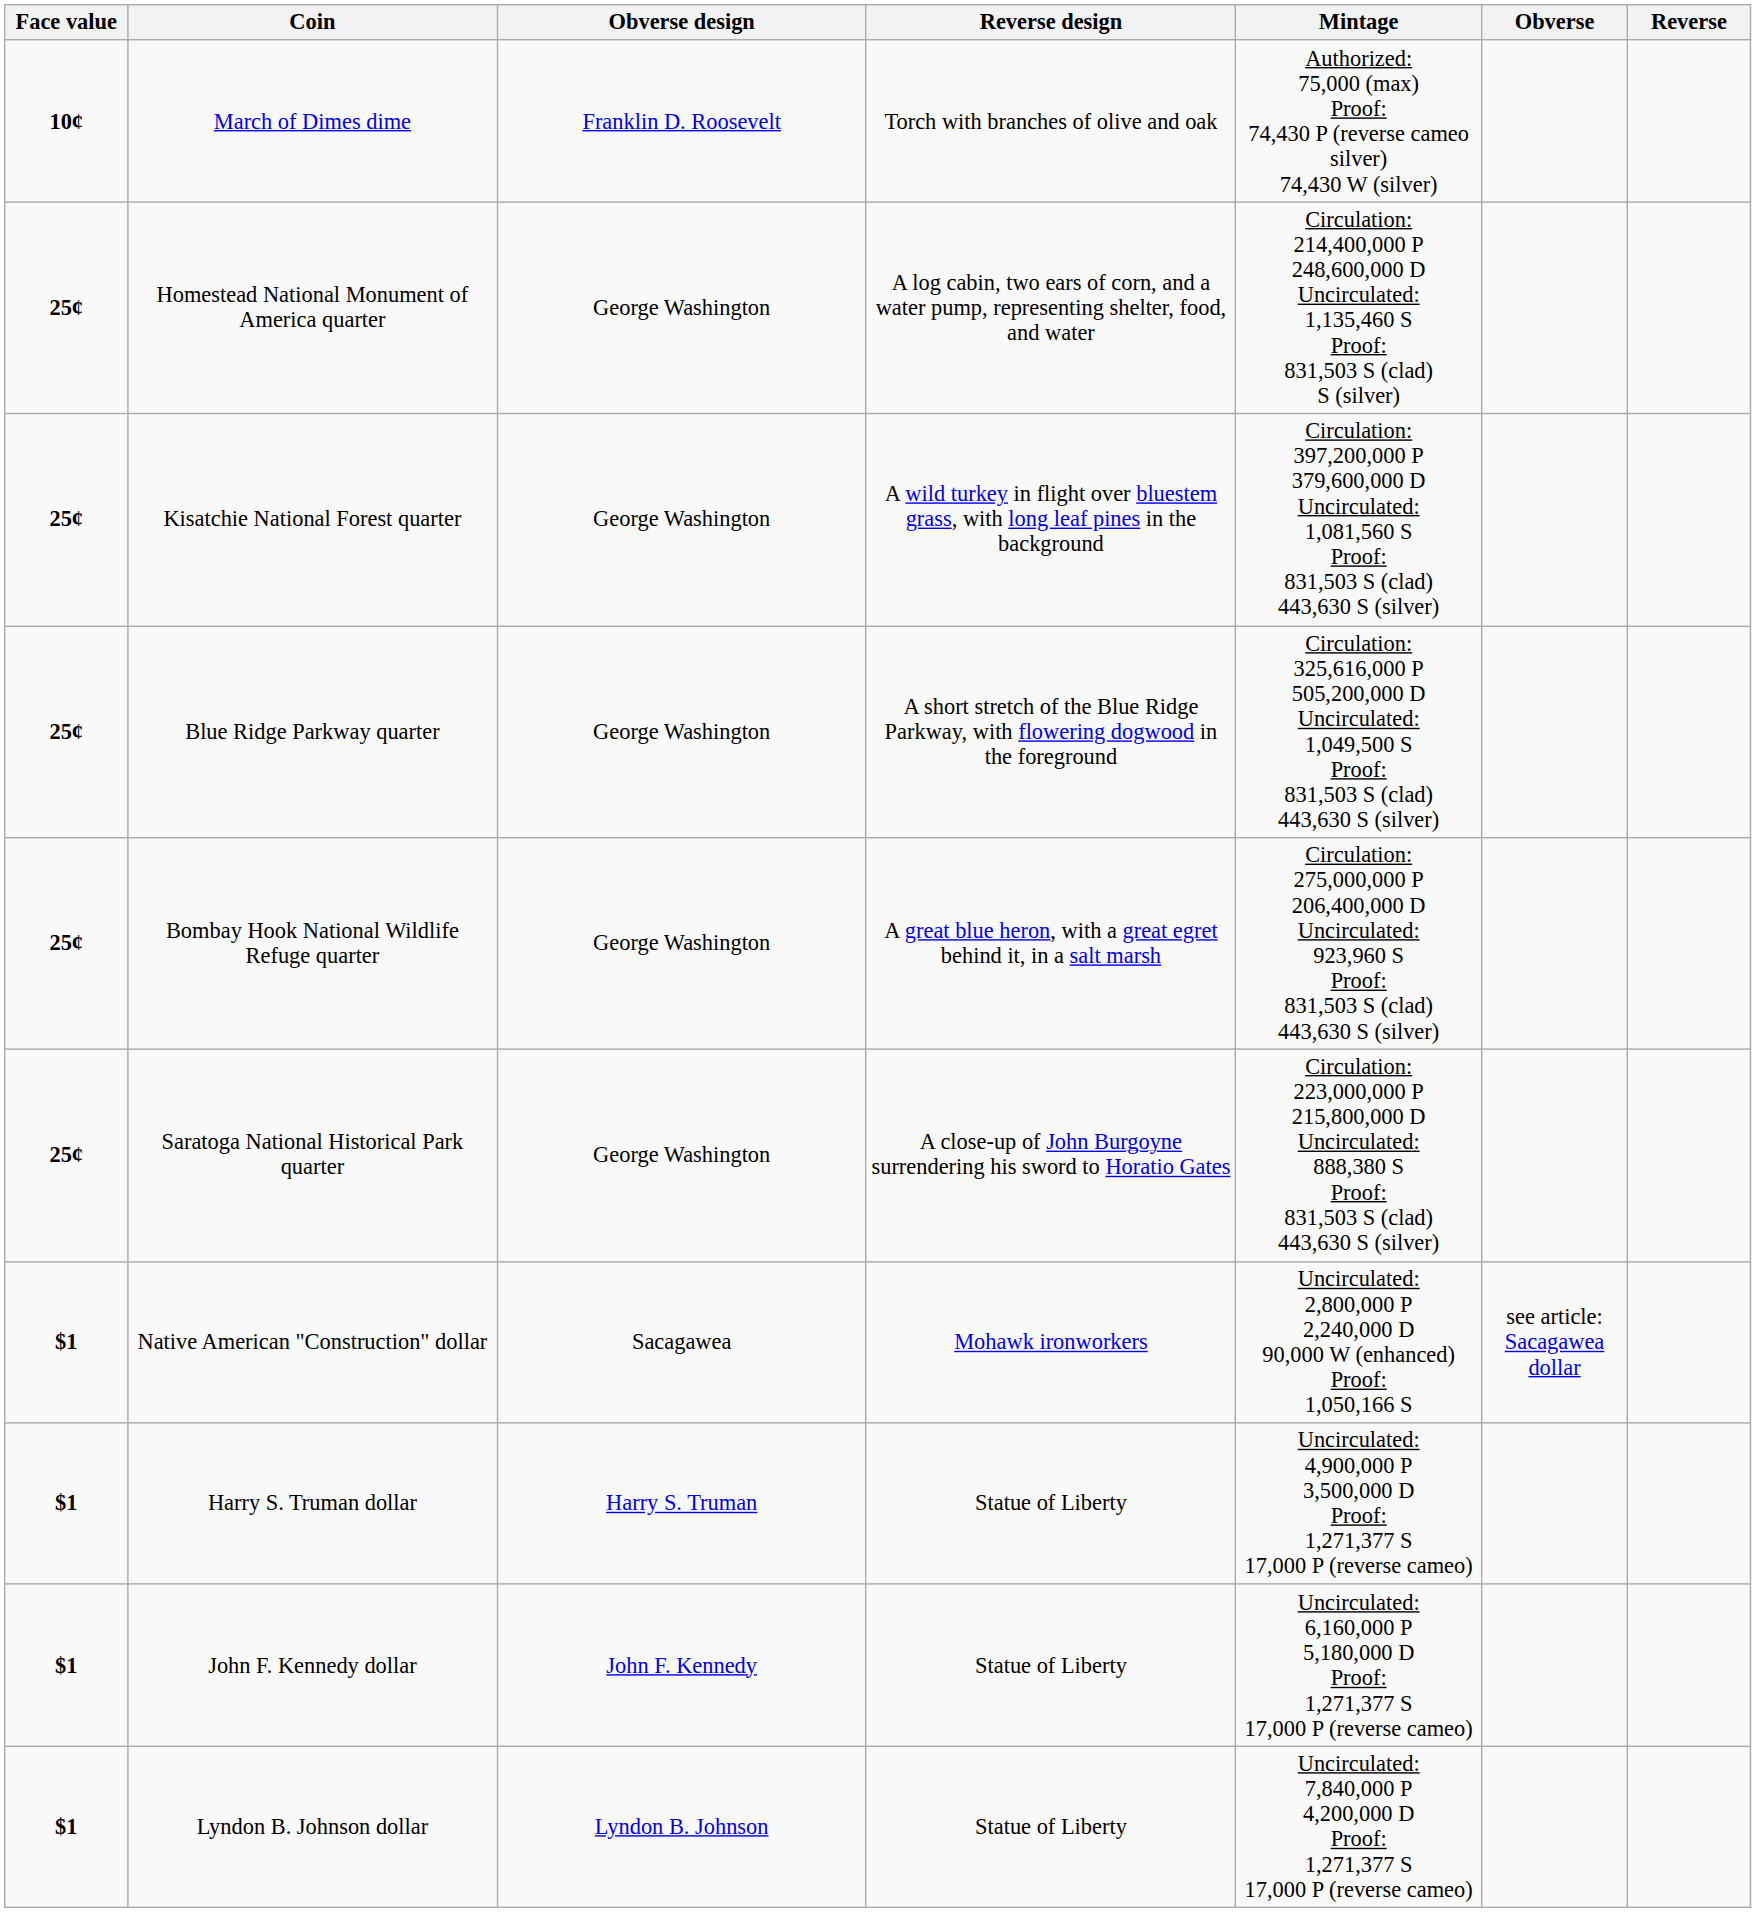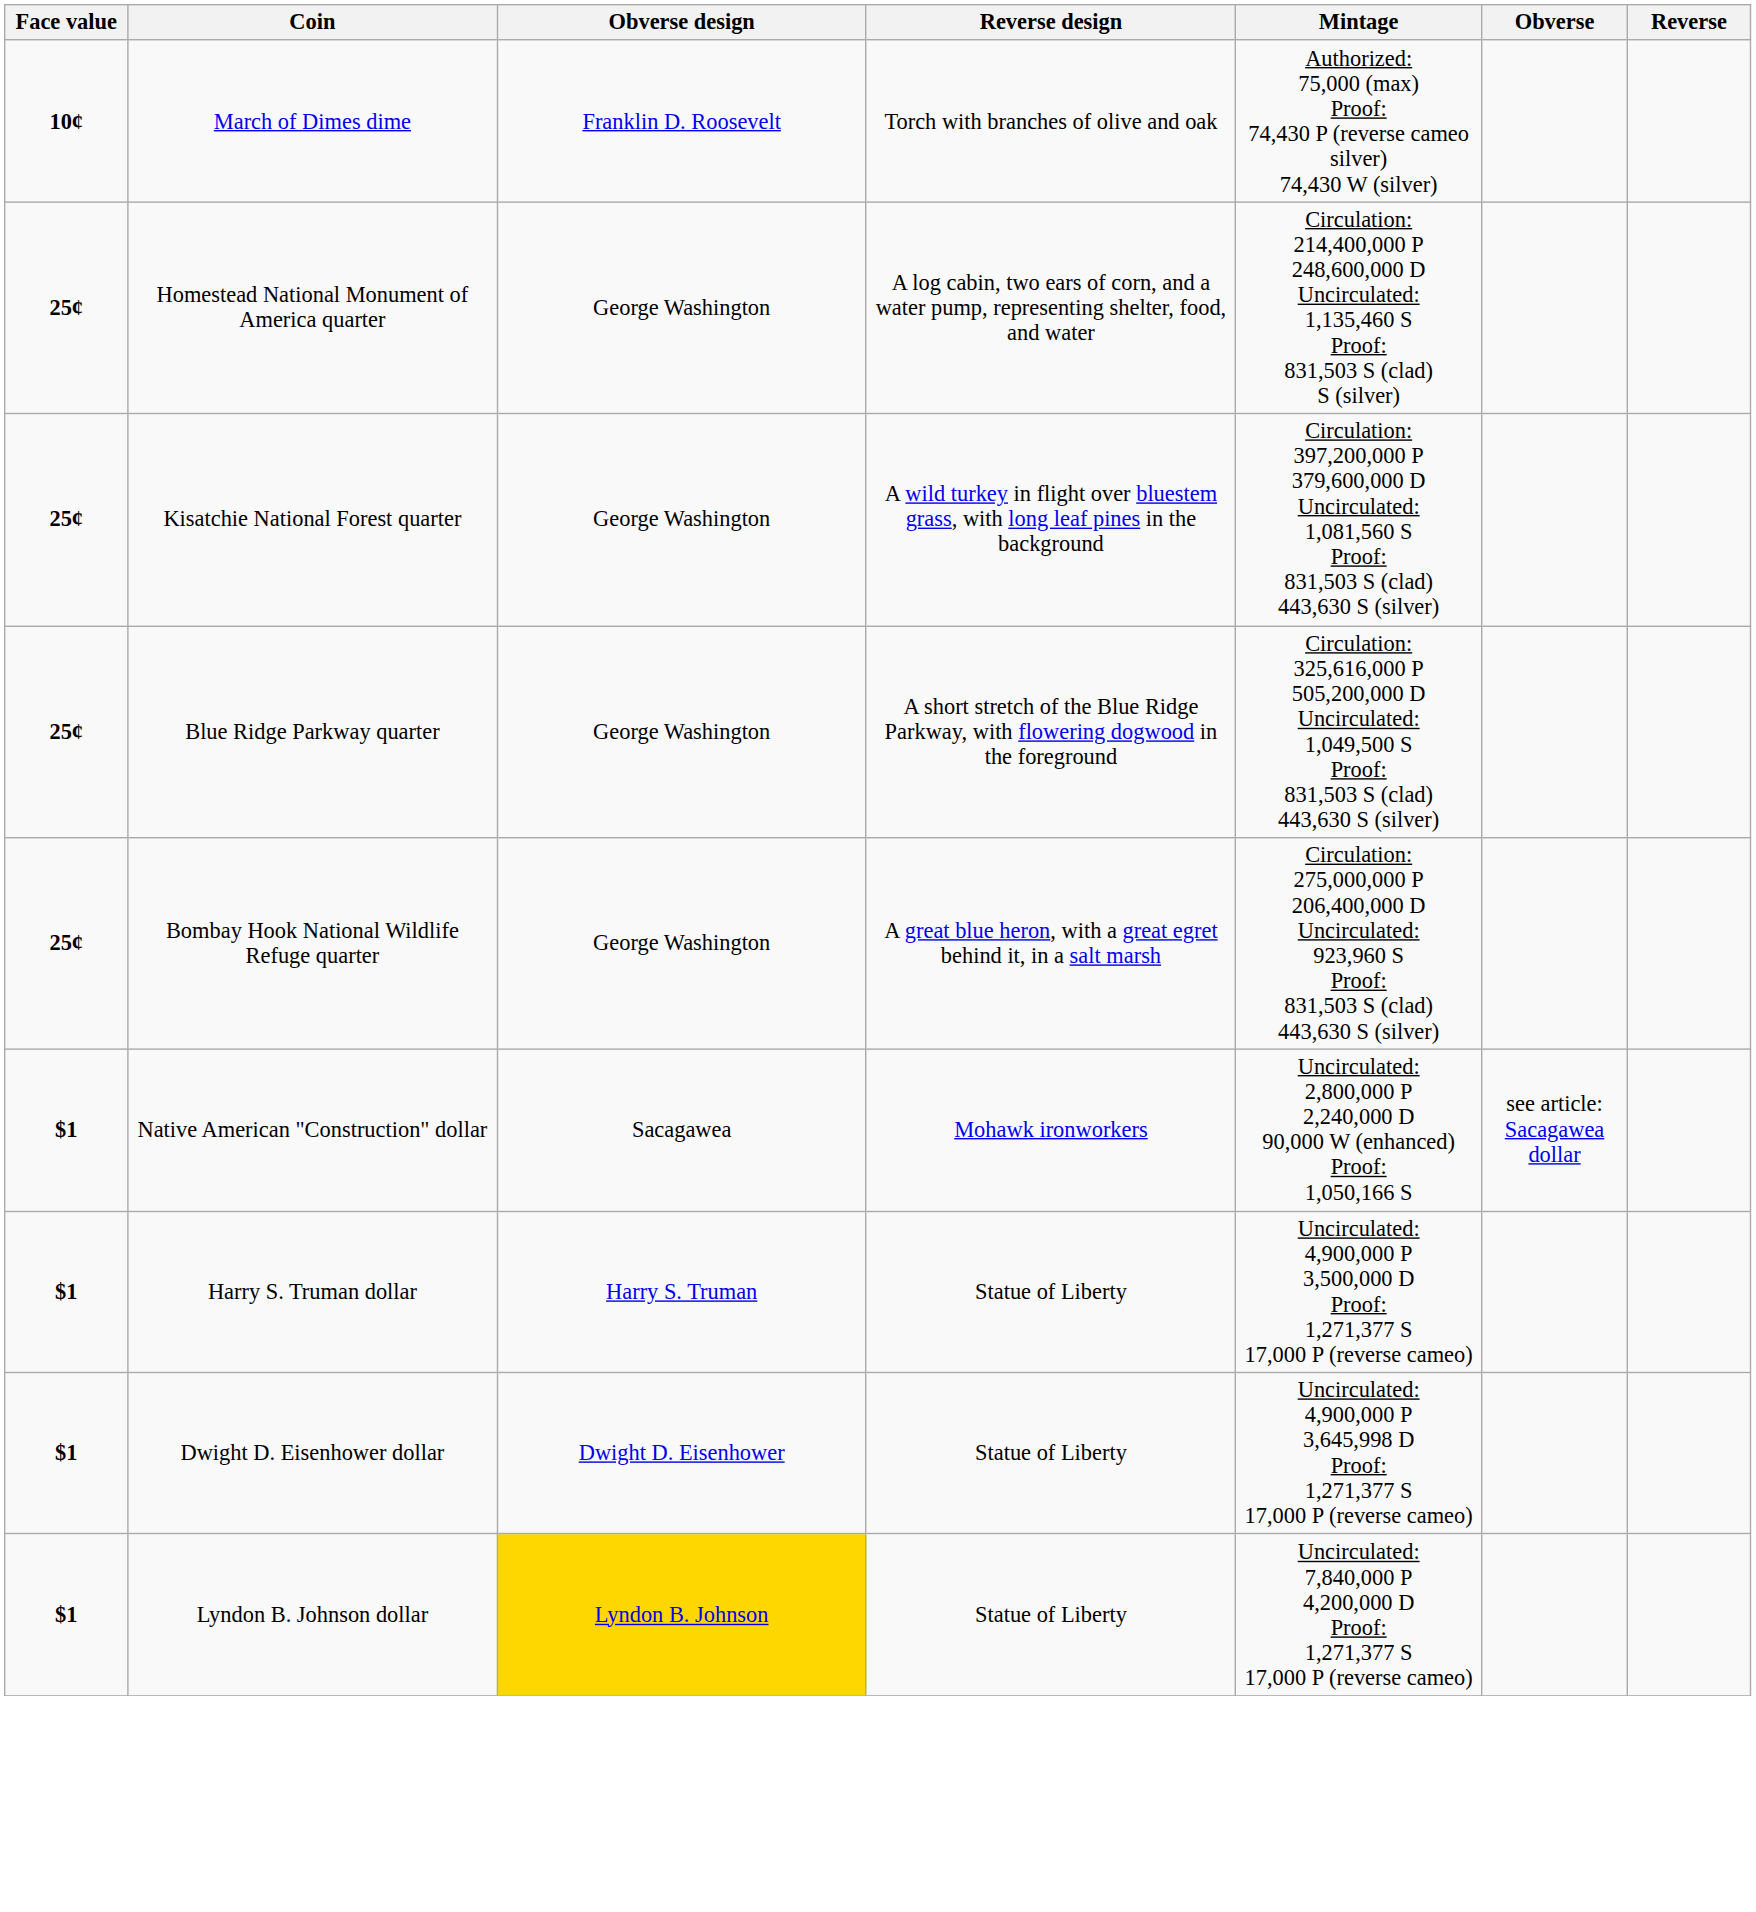- row: (312, 1155)
+ row: (312, 1453)
- row: (312, 1664)
(682, 1826) no background -> (682, 1614) gold background
